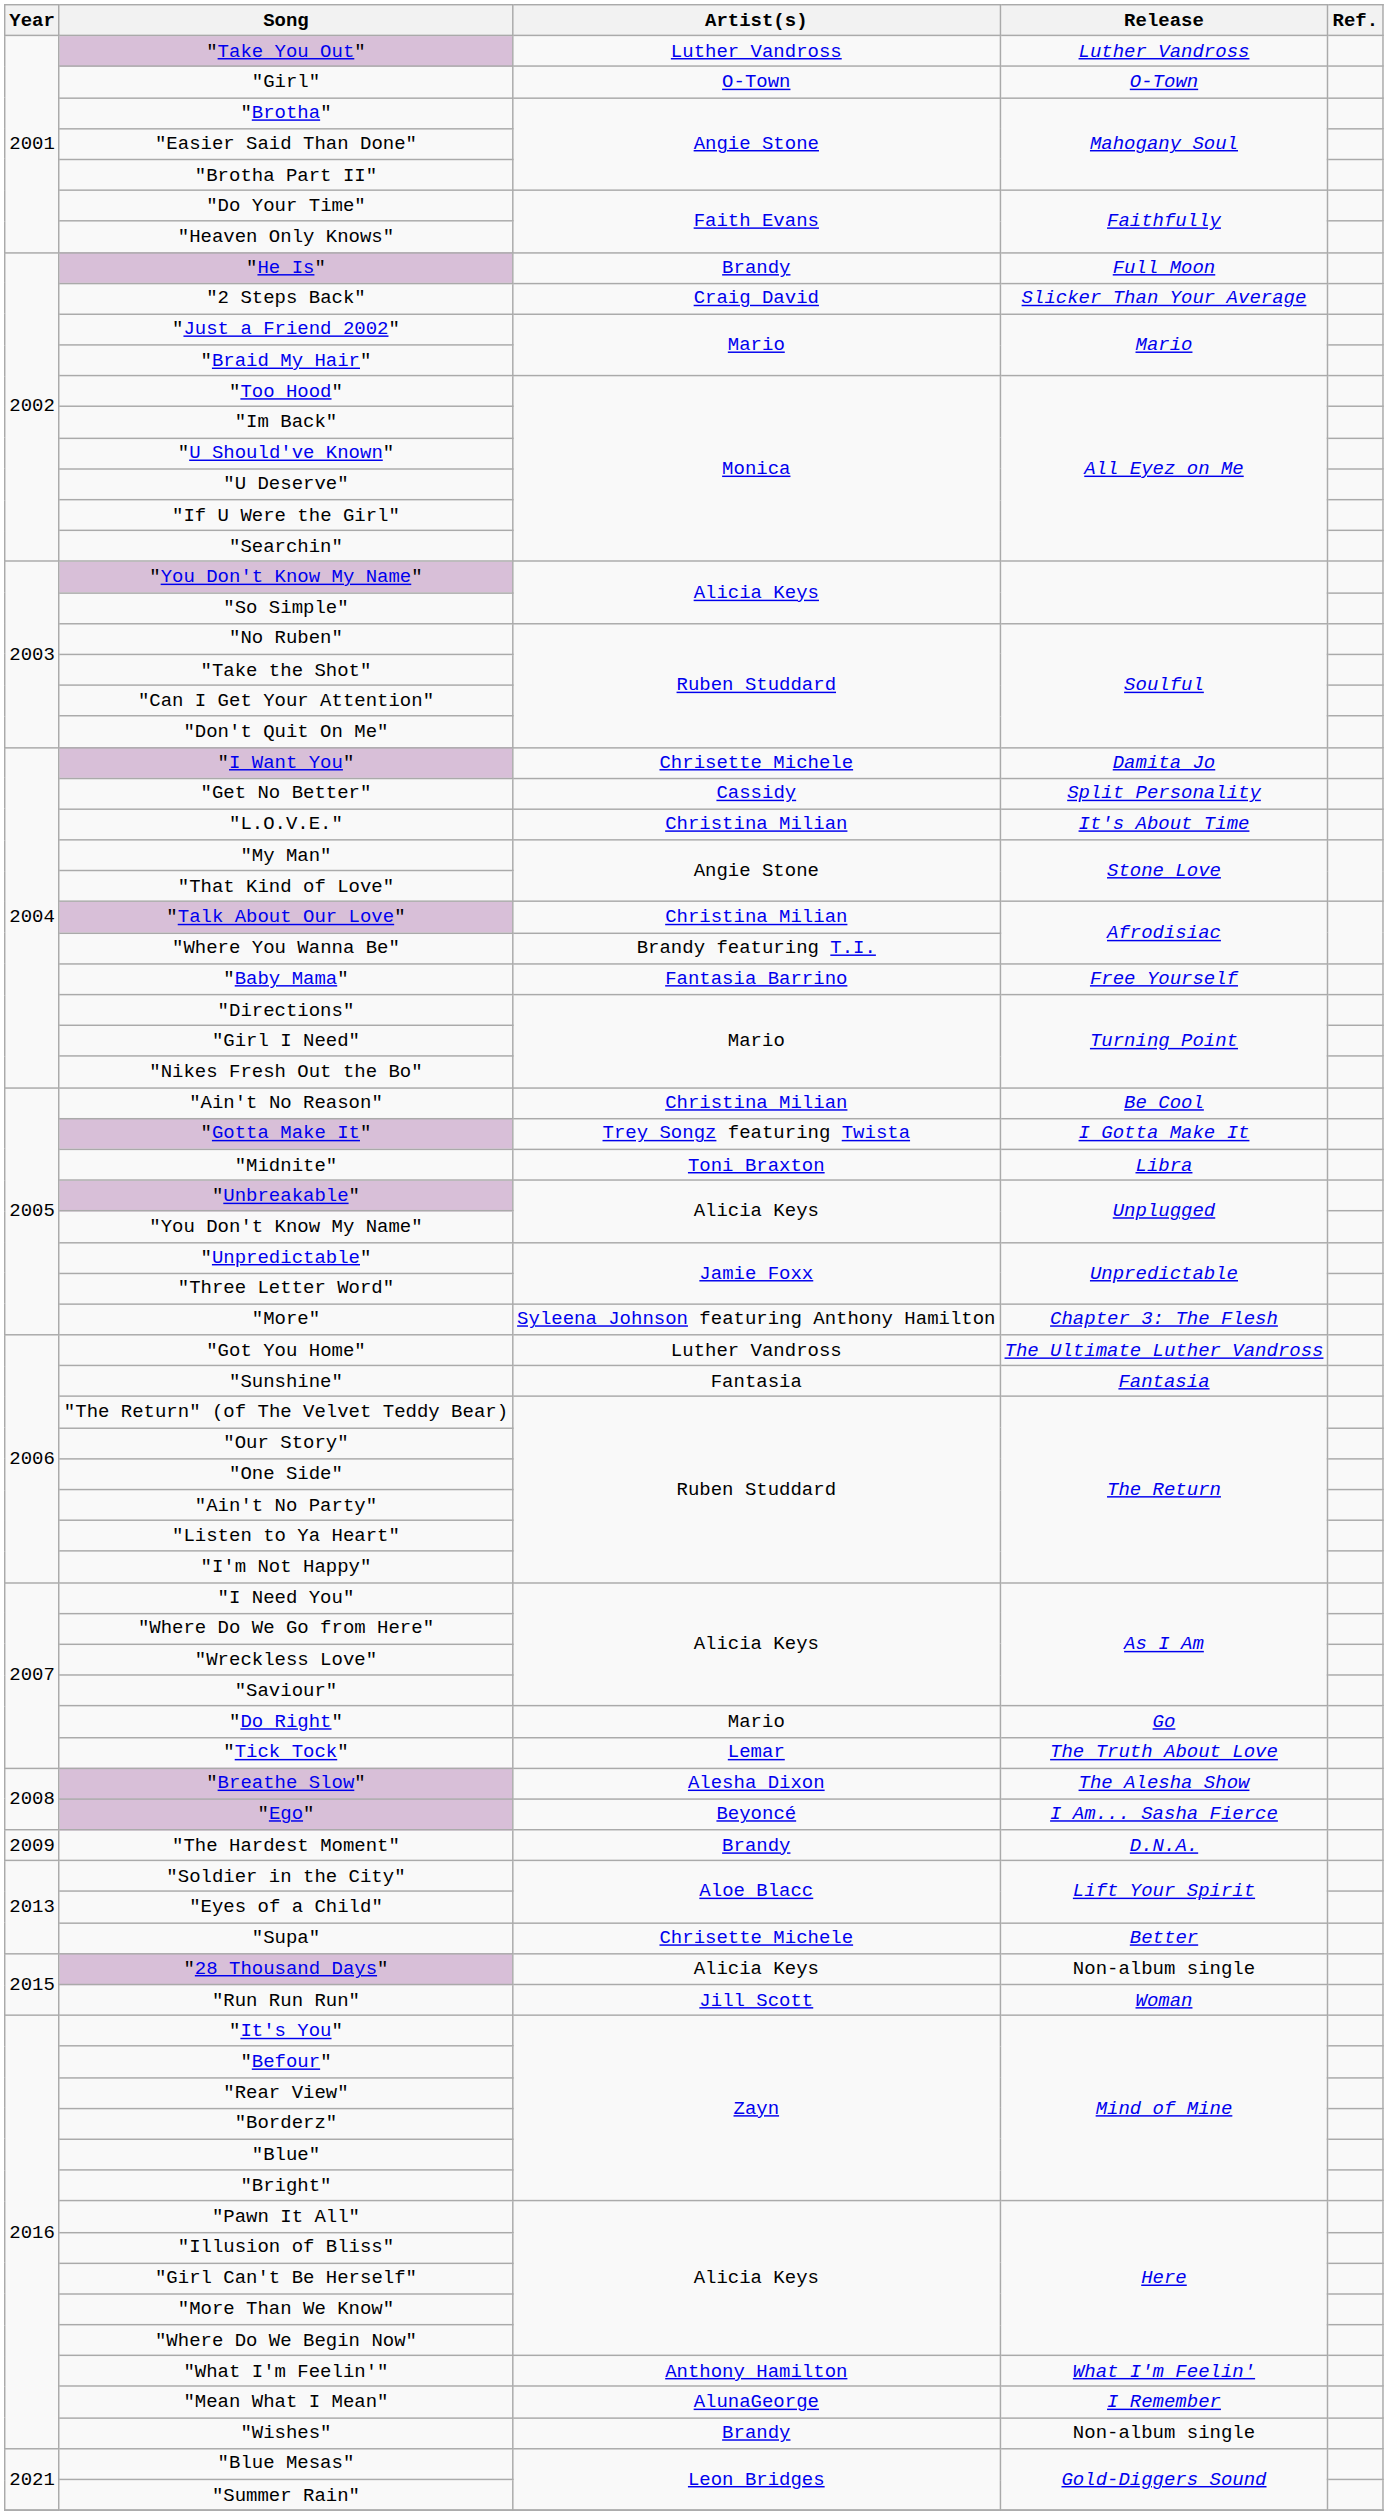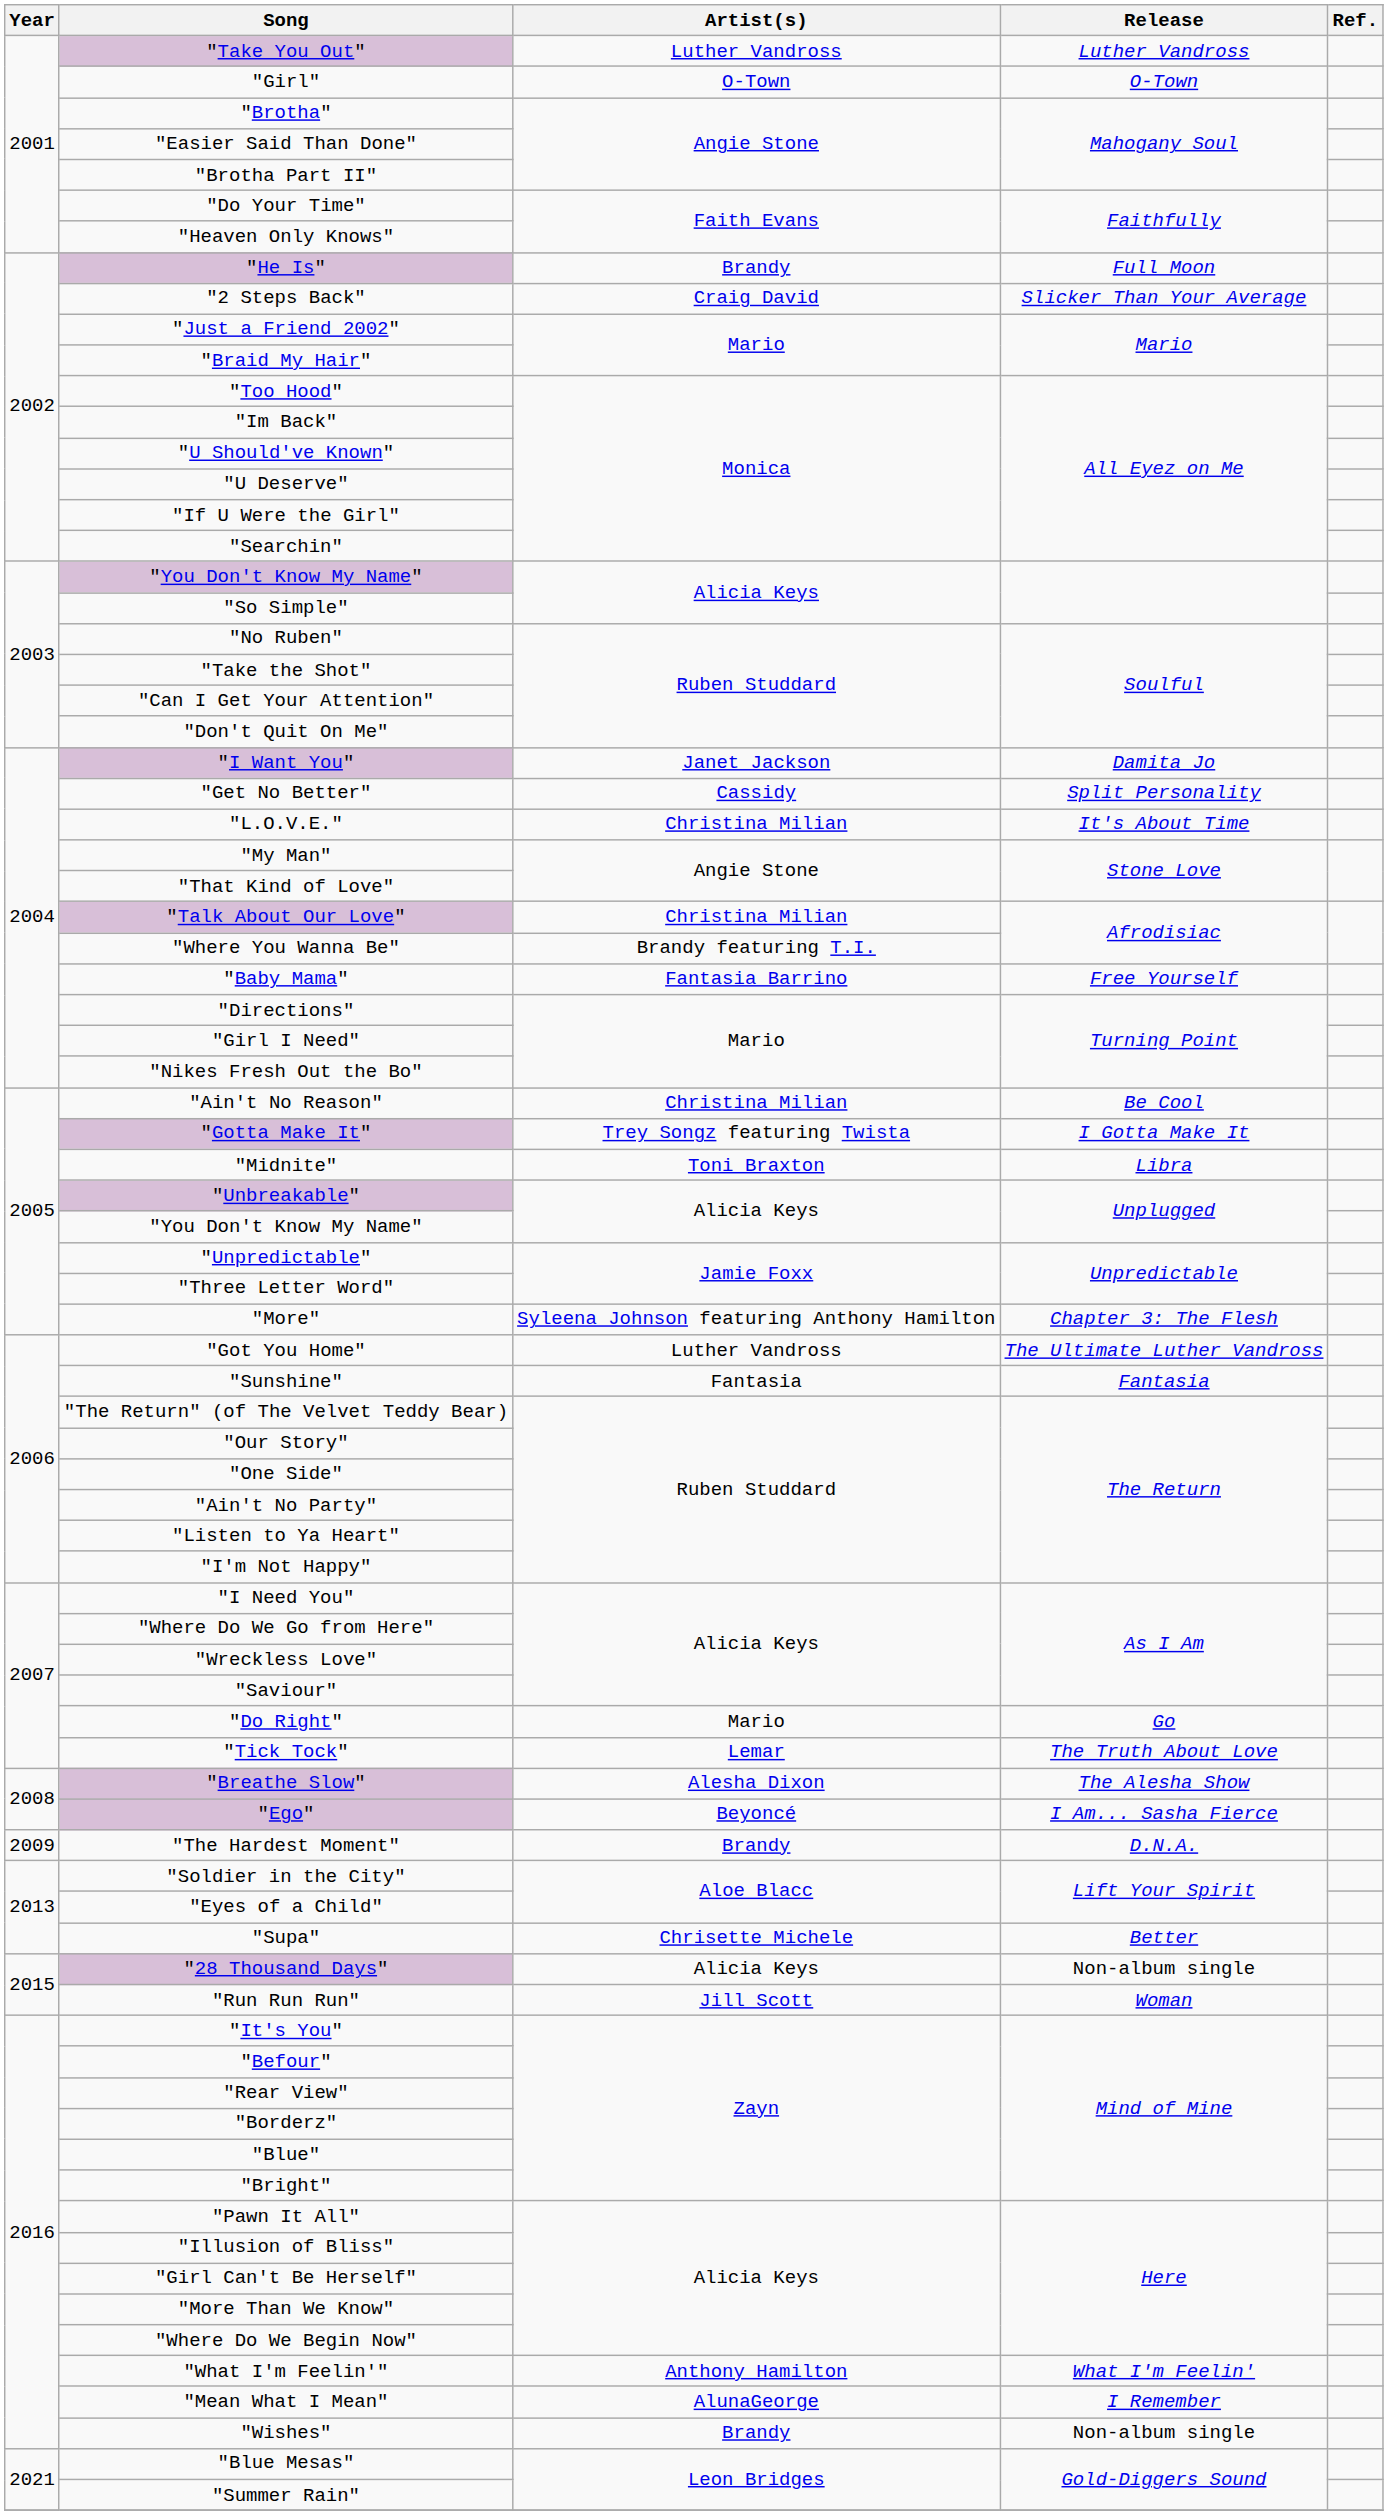(756, 763) Chrisette Michele -> (756, 763) Janet Jackson
